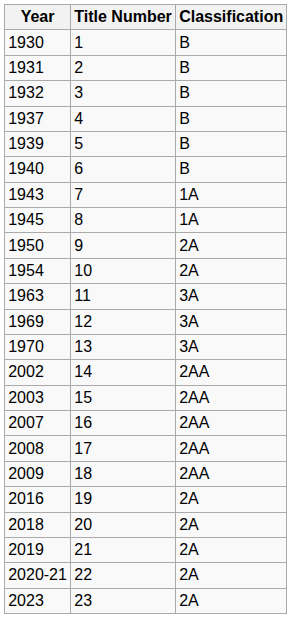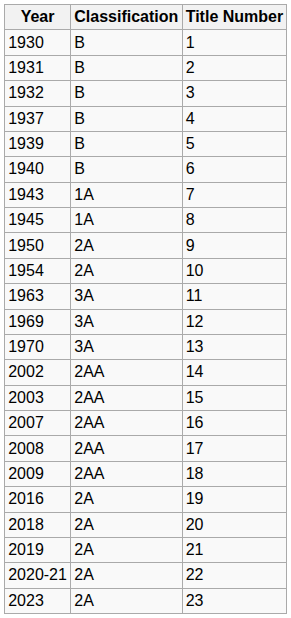columns swapped: (231, 17) <-> (123, 17)
